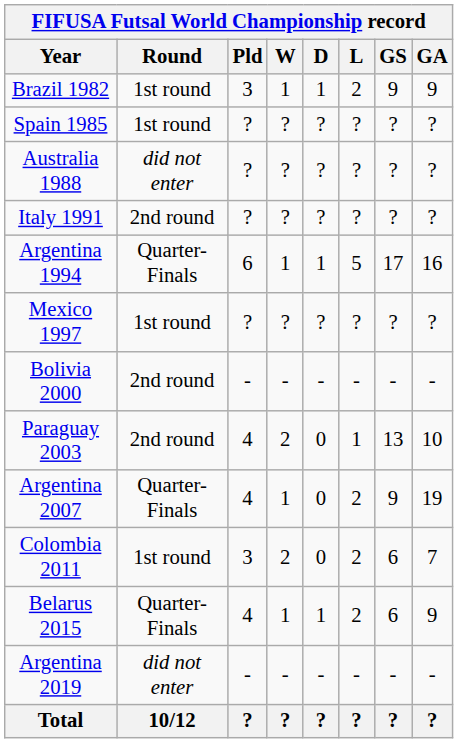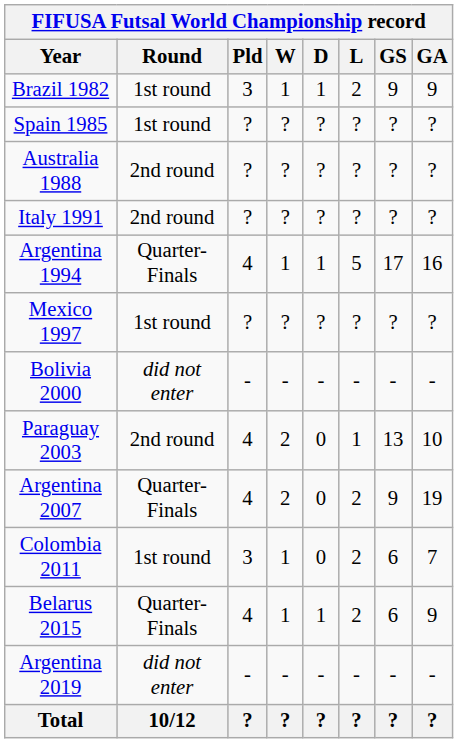(172, 171) did not enter -> (172, 171) 2nd round
(248, 263) 6 -> (248, 263) 4
(172, 381) 2nd round -> (172, 381) did not enter
(285, 498) 1 -> (285, 498) 2
(285, 557) 2 -> (285, 557) 1
